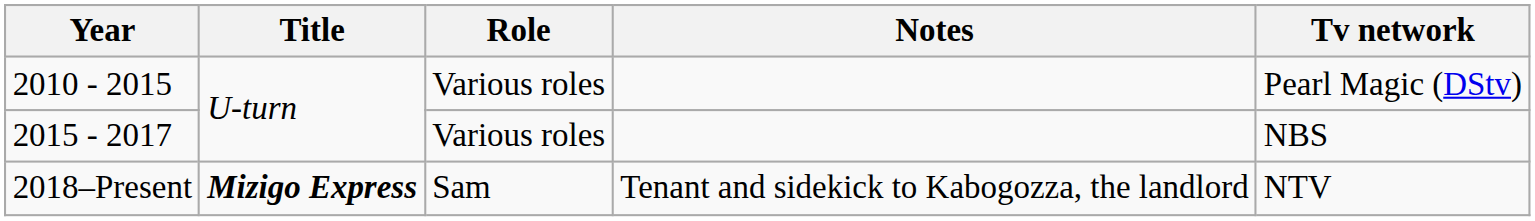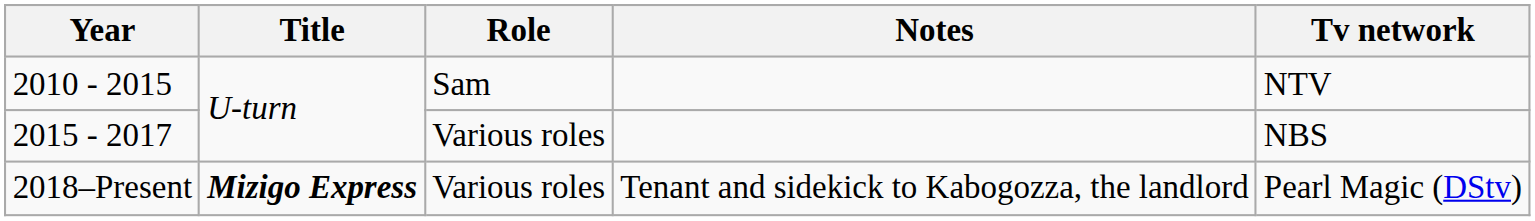(519, 82) Various roles -> (461, 82) Sam
(1393, 82) Pearl Magic (DStv) -> (1298, 82) NTV
(461, 187) Sam -> (519, 187) Various roles
(1298, 187) NTV -> (1393, 187) Pearl Magic (DStv)
